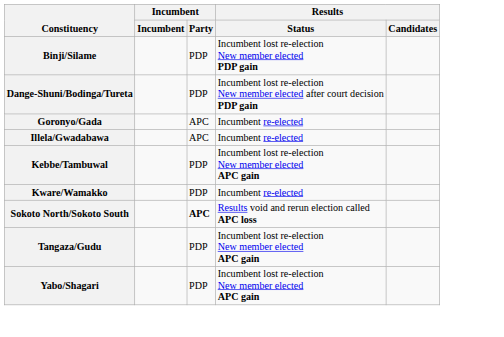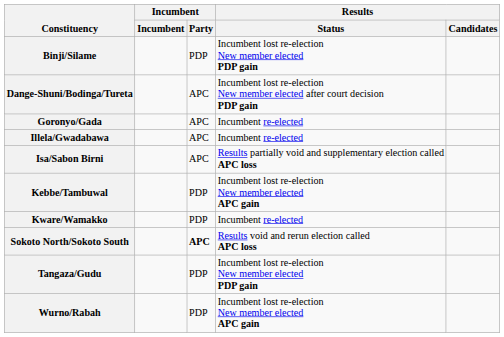(198, 94) PDP -> (199, 94) APC
+ row: (70, 159)
(271, 247) Incumbent lost re-election New member elected APC gain -> (271, 274) Incumbent lost re-election New member elected PDP gain
+ row: (70, 313)
- row: (70, 285)
